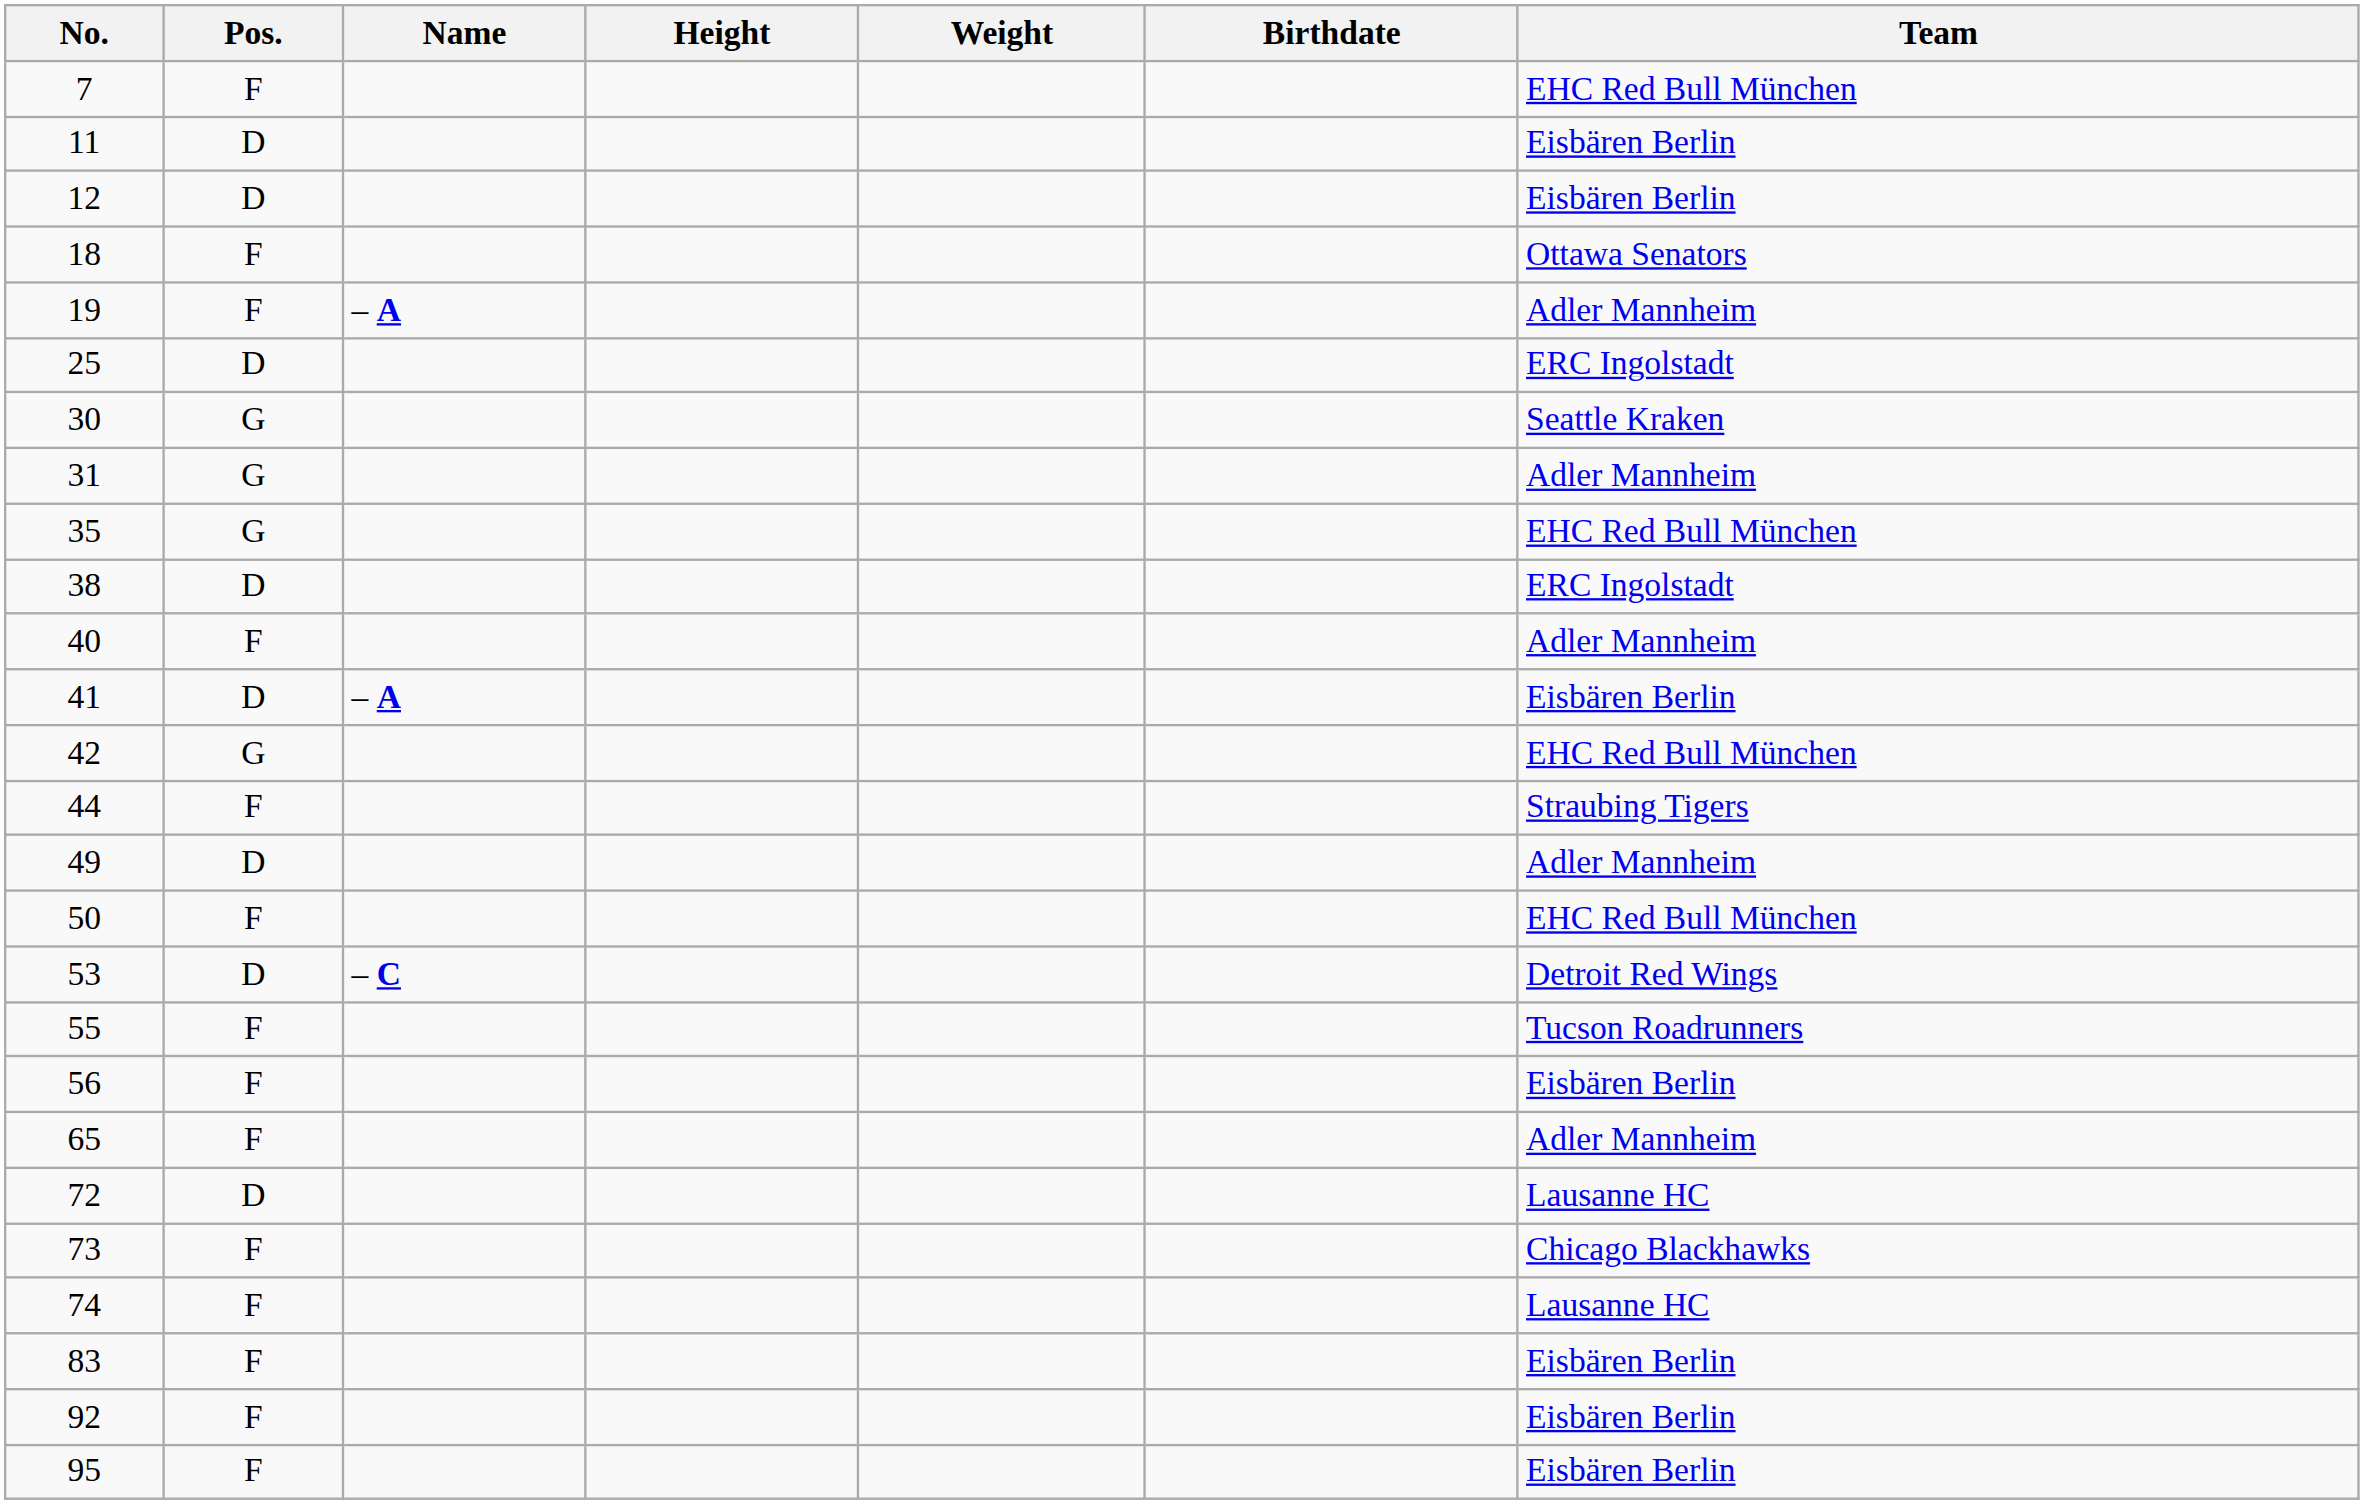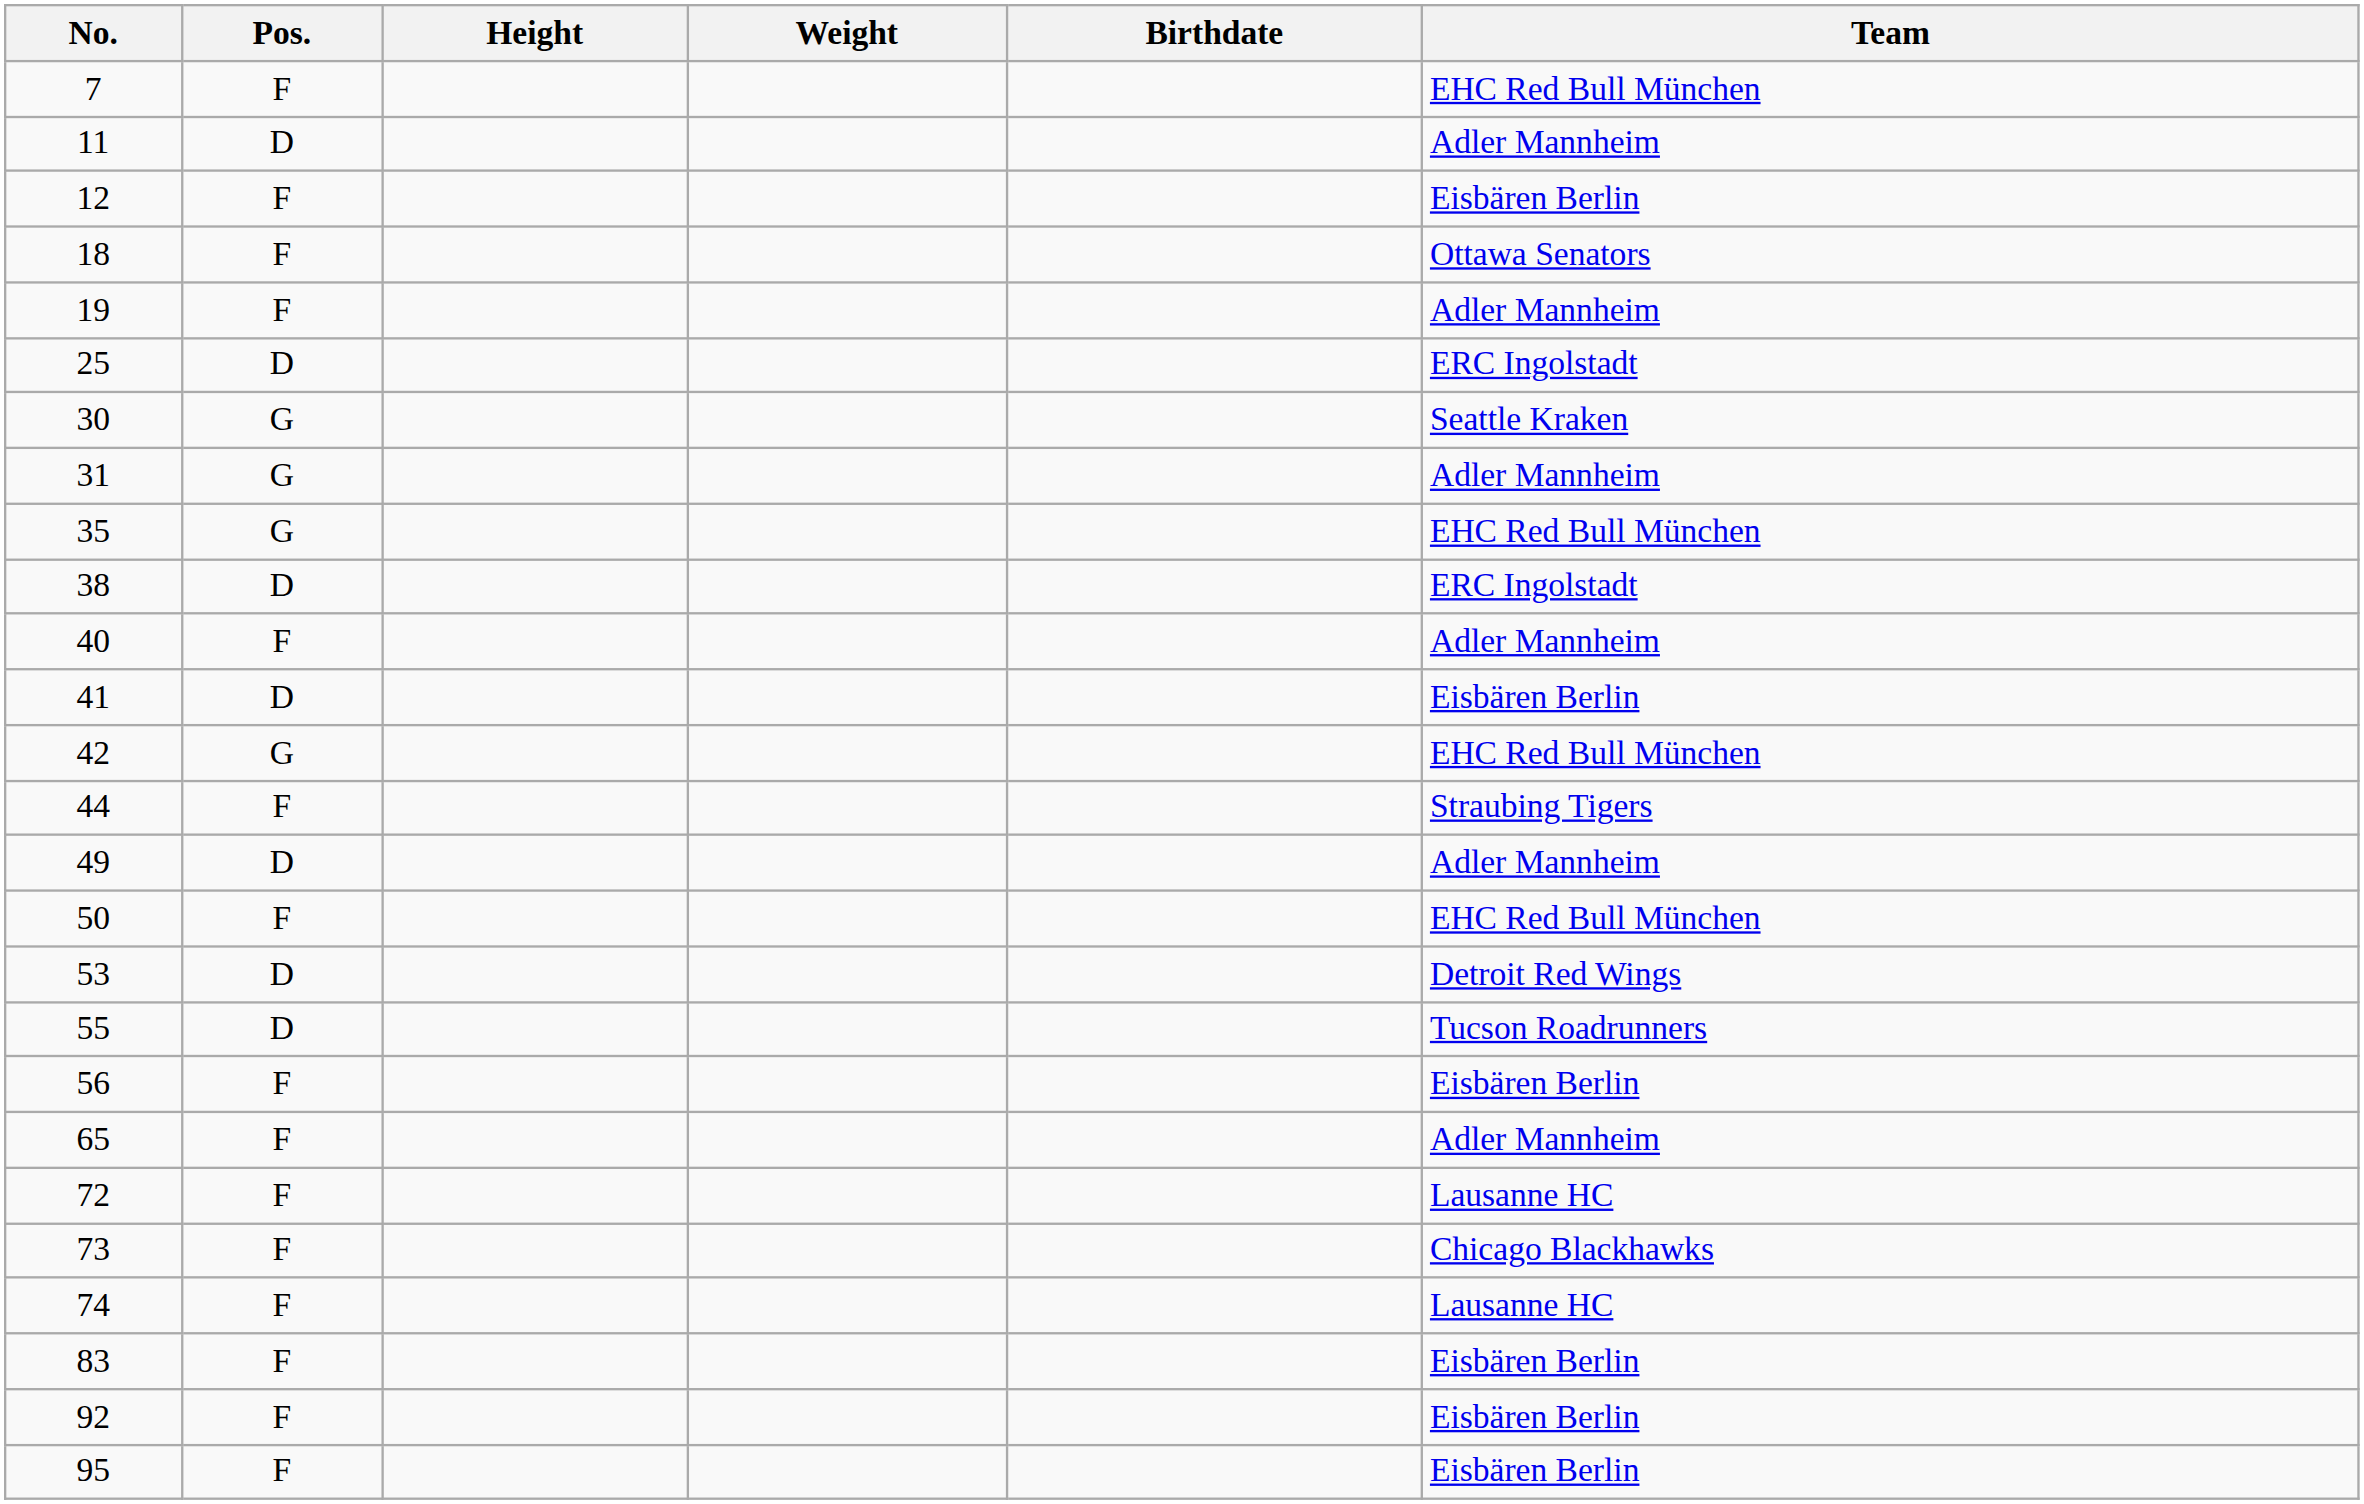- column: (464, 32)
(1631, 143) Eisbären Berlin -> (1545, 143) Adler Mannheim
(253, 198) D -> (282, 198) F
(253, 1028) F -> (282, 1028) D
(253, 1194) D -> (282, 1194) F
